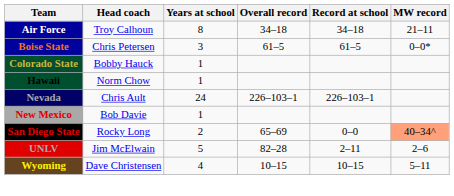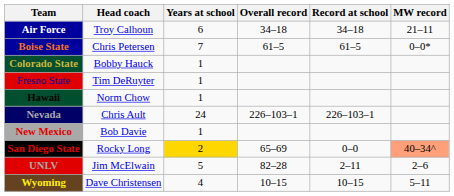(201, 30) 8 -> (201, 30) 6
(201, 47) 3 -> (201, 47) 7
+ row: (44, 81)
(201, 132) no background -> (201, 149) gold background
